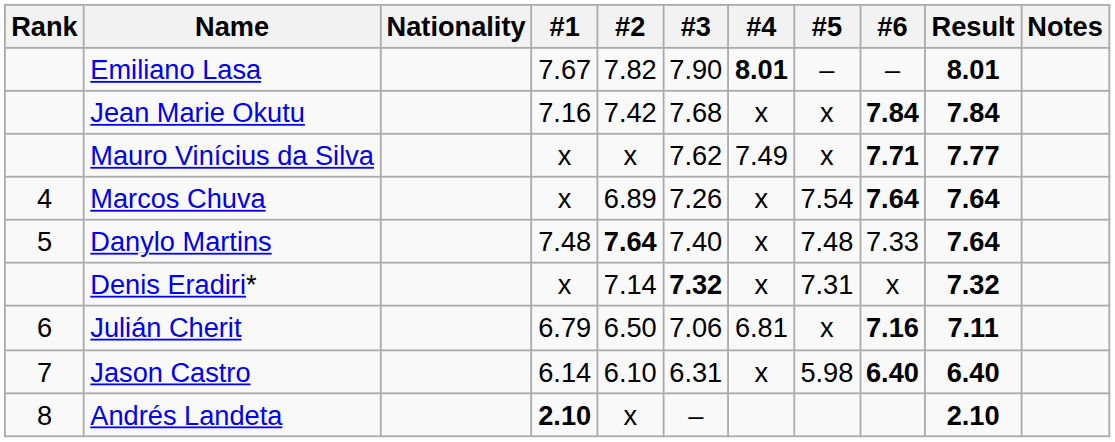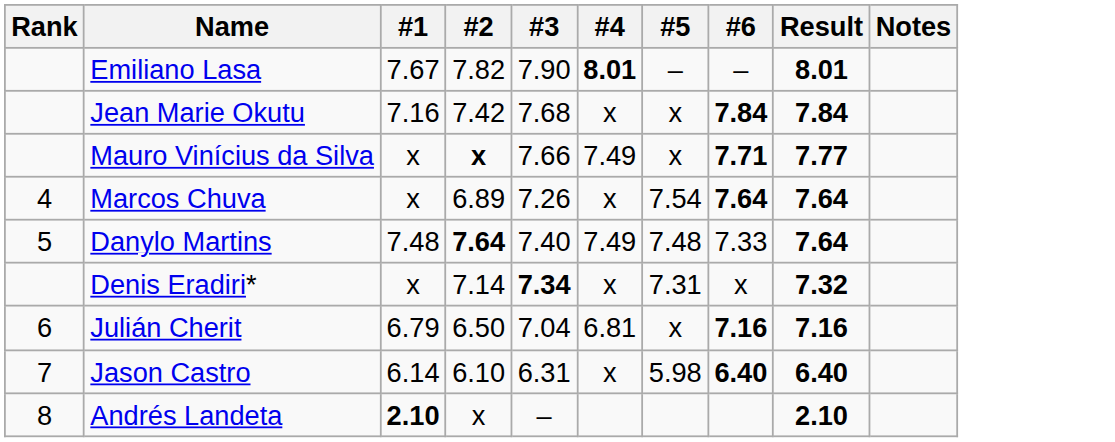- column: (456, 27)
(630, 156) normal -> (479, 156) bold
(696, 156) 7.62 -> (544, 156) 7.66
(761, 242) x -> (610, 242) 7.49
(696, 285) 7.32 -> (544, 285) 7.34
(696, 328) 7.06 -> (544, 328) 7.04
(973, 328) 7.11 -> (821, 328) 7.16
